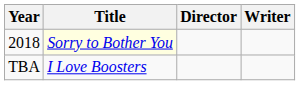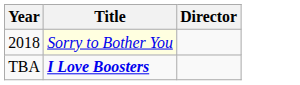- column: (267, 17)
(97, 67) normal -> (98, 67) bold
